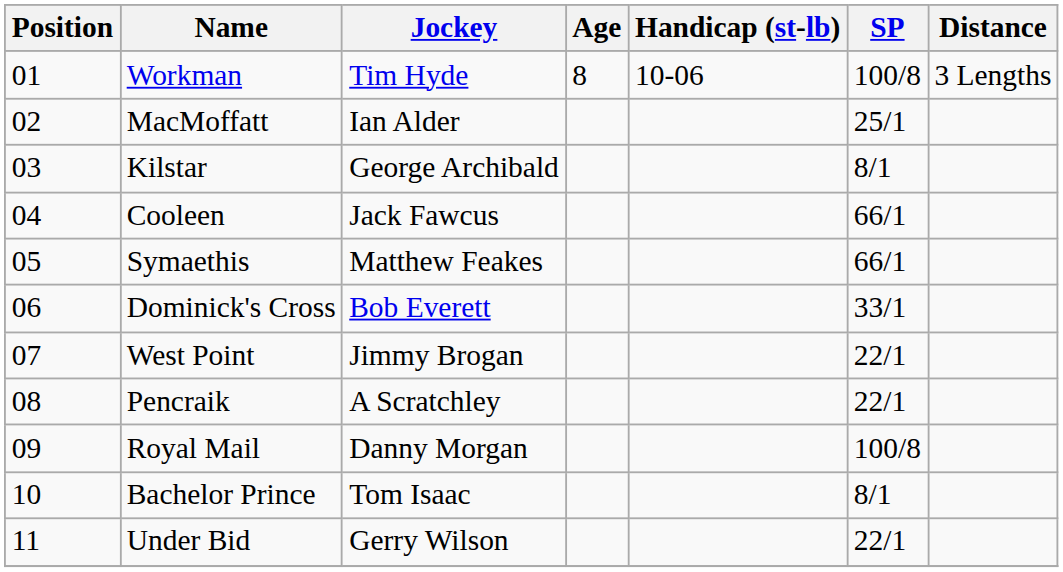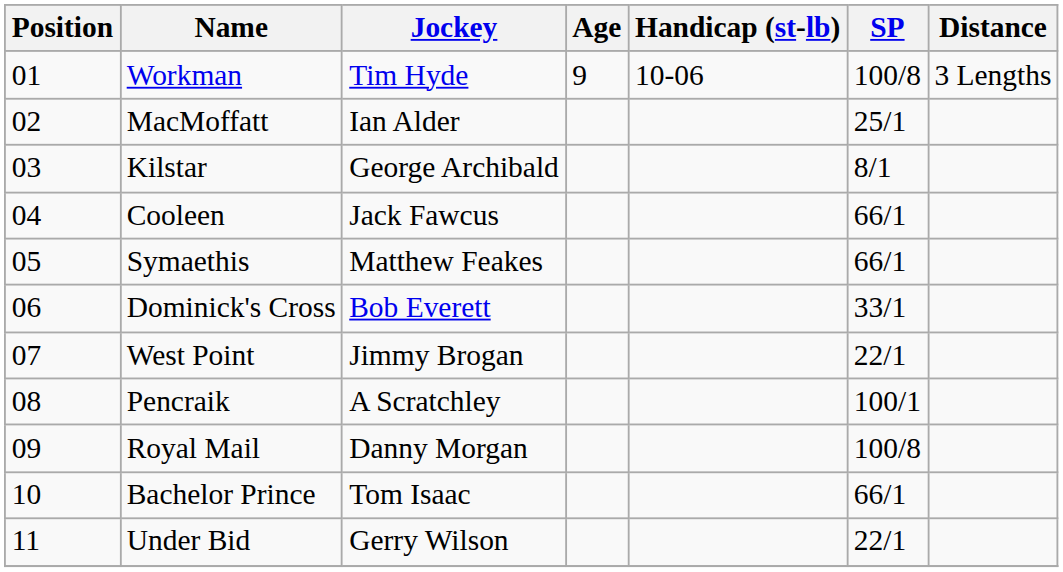(580, 74) 8 -> (580, 74) 9
(880, 401) 22/1 -> (887, 401) 100/1
(873, 494) 8/1 -> (880, 494) 66/1
